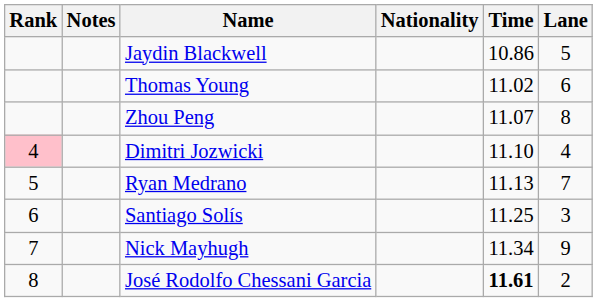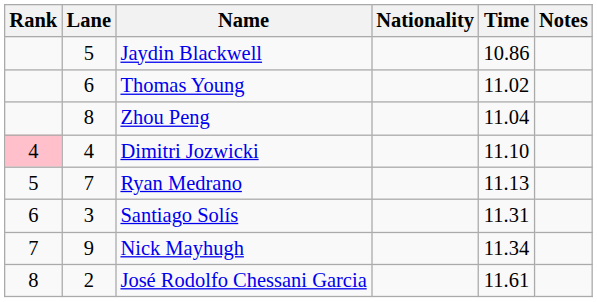columns swapped: (566, 20) <-> (91, 20)
(511, 118) 11.07 -> (506, 118) 11.04
(511, 215) 11.25 -> (506, 215) 11.31
(511, 280) bold -> (506, 280) normal
